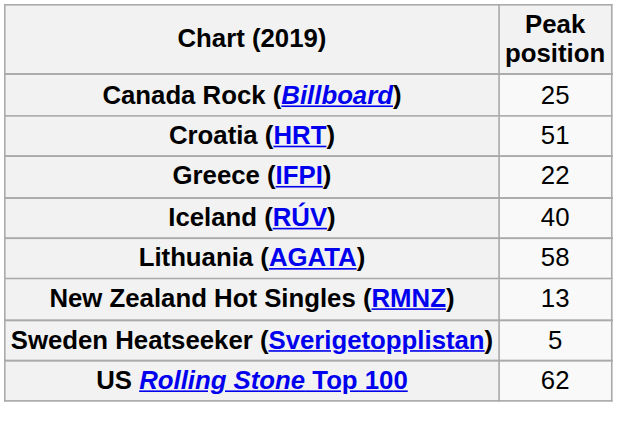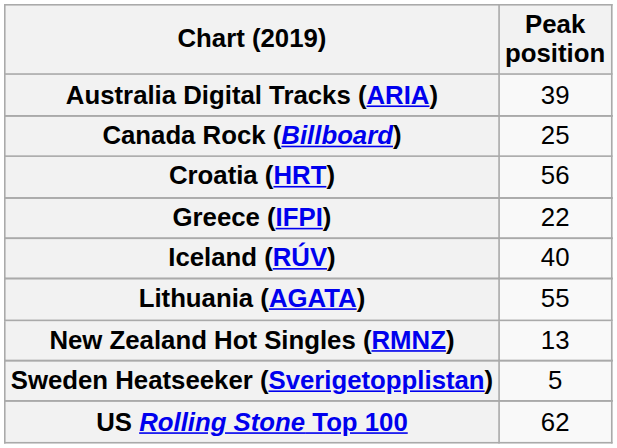+ row: (252, 94)
(555, 135) 51 -> (555, 176) 56
(555, 258) 58 -> (555, 299) 55
